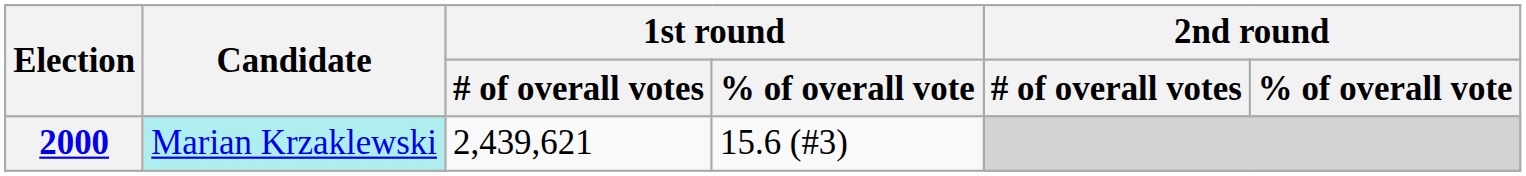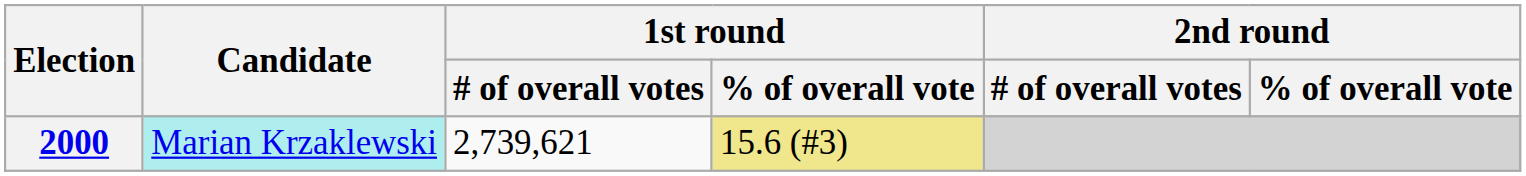(523, 142) 2,439,621 -> (523, 142) 2,739,621
(784, 142) no background -> (784, 142) khaki background
